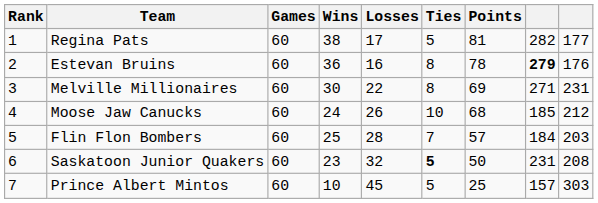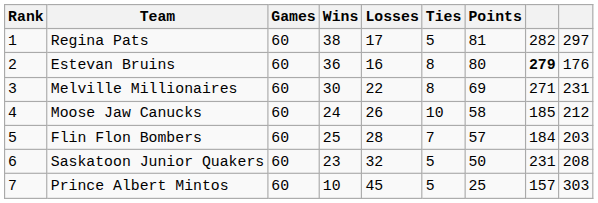(576, 41) 177 -> (576, 41) 297
(477, 65) 78 -> (477, 65) 80
(477, 113) 68 -> (477, 113) 58
(430, 162) bold -> (430, 162) normal
